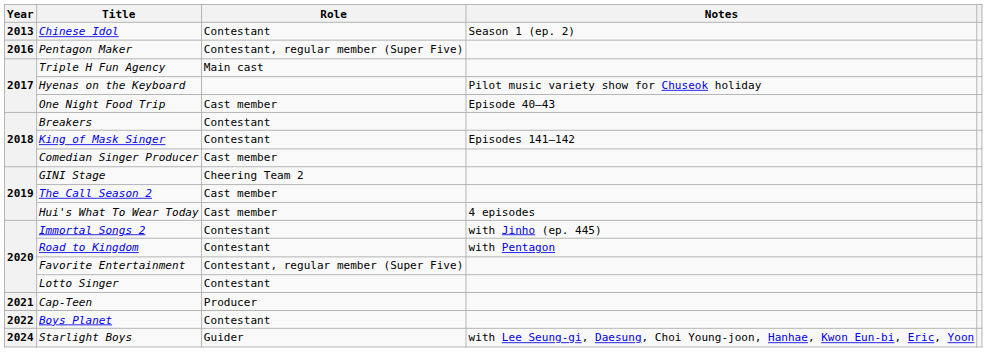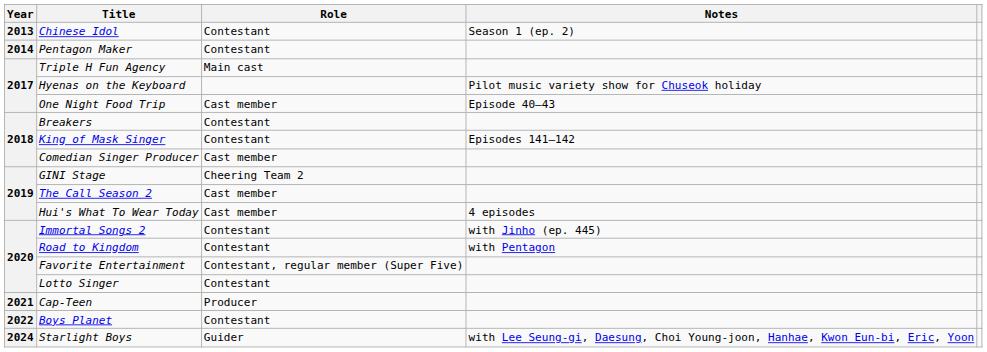(20, 49) 2016 -> (20, 49) 2014
(334, 49) Contestant, regular member (Super Five) -> (237, 49) Contestant
